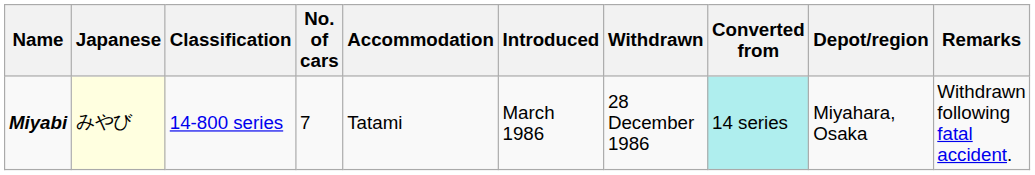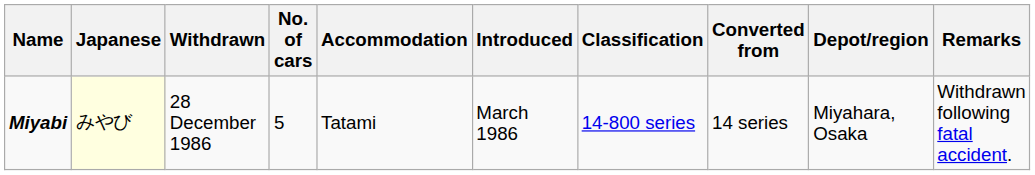columns swapped: (231, 40) <-> (656, 40)
(305, 122) 7 -> (279, 122) 5
(750, 122) paleturquoise background -> (750, 122) no background
